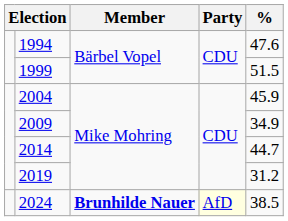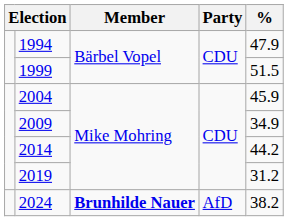(265, 44) 47.6 -> (265, 44) 47.9
(265, 149) 44.7 -> (265, 149) 44.2
(217, 202) lightyellow background -> (217, 202) no background
(265, 202) 38.5 -> (265, 202) 38.2
